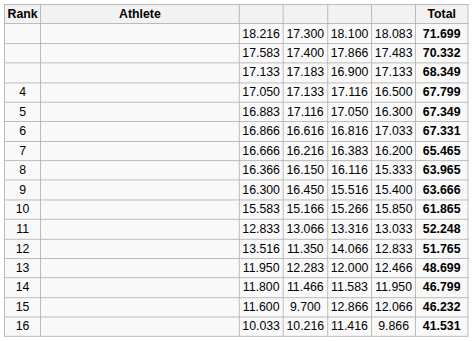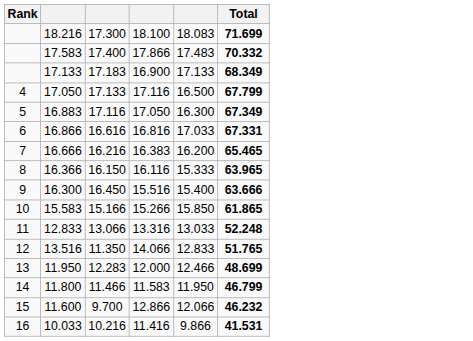- column: (140, 14)
